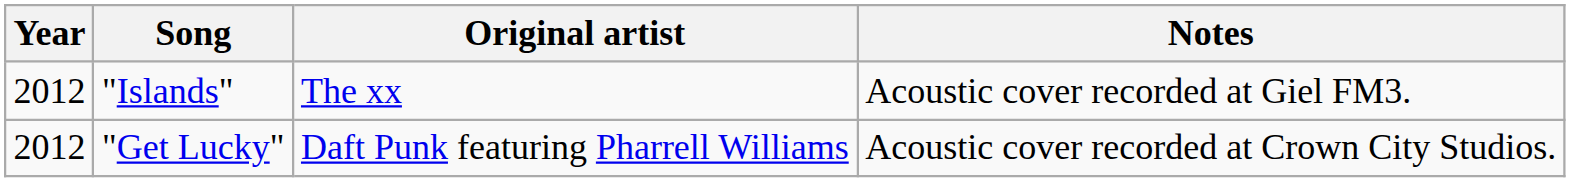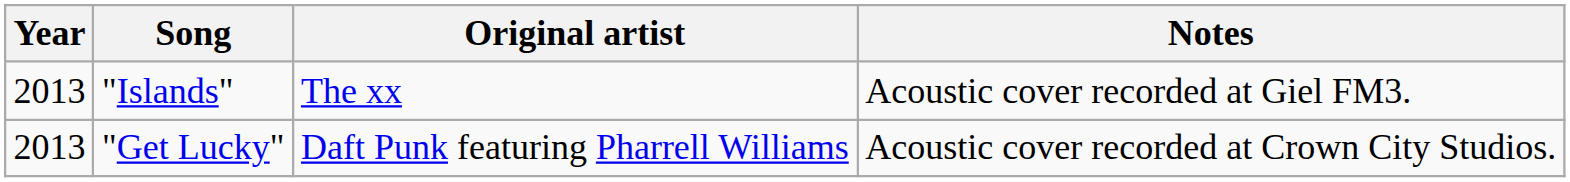(49, 90) 2012 -> (49, 90) 2013
(49, 147) 2012 -> (49, 147) 2013
